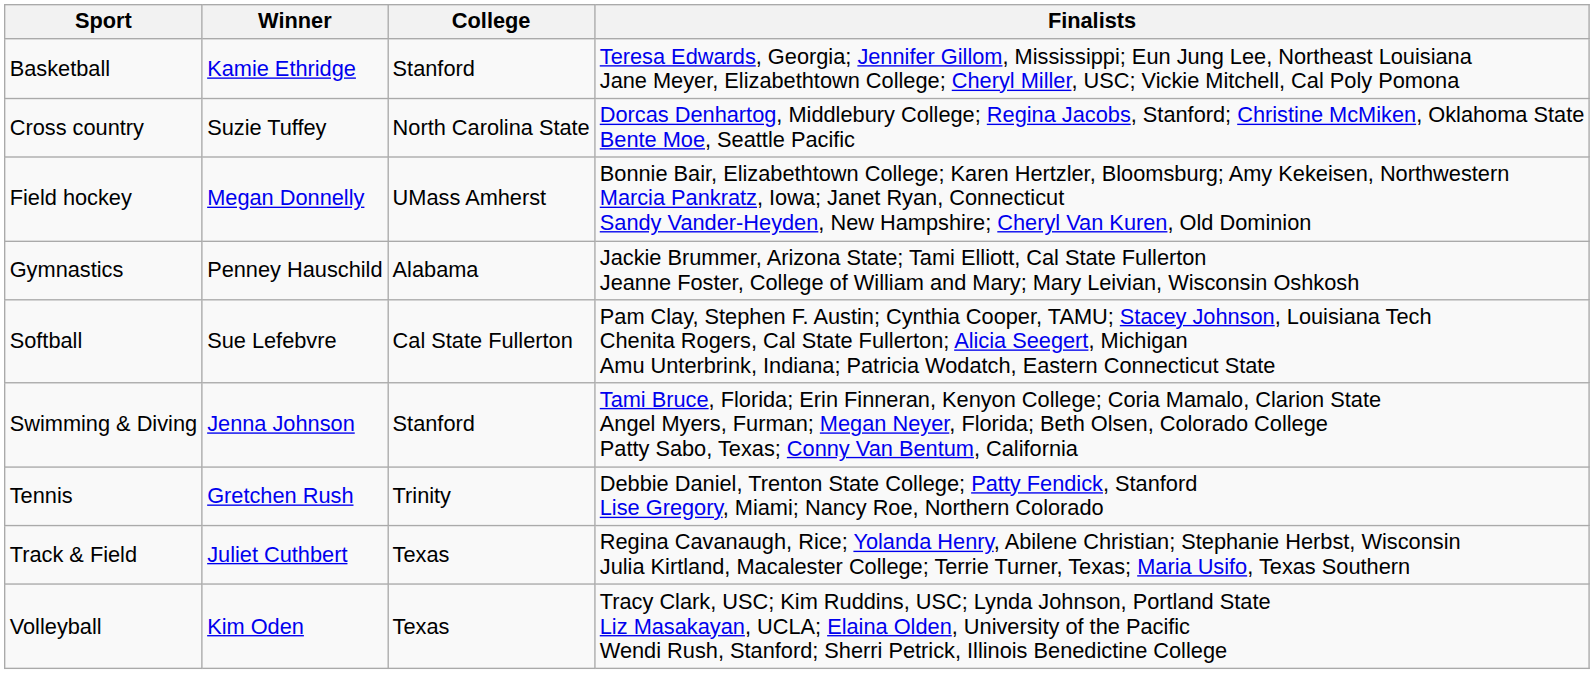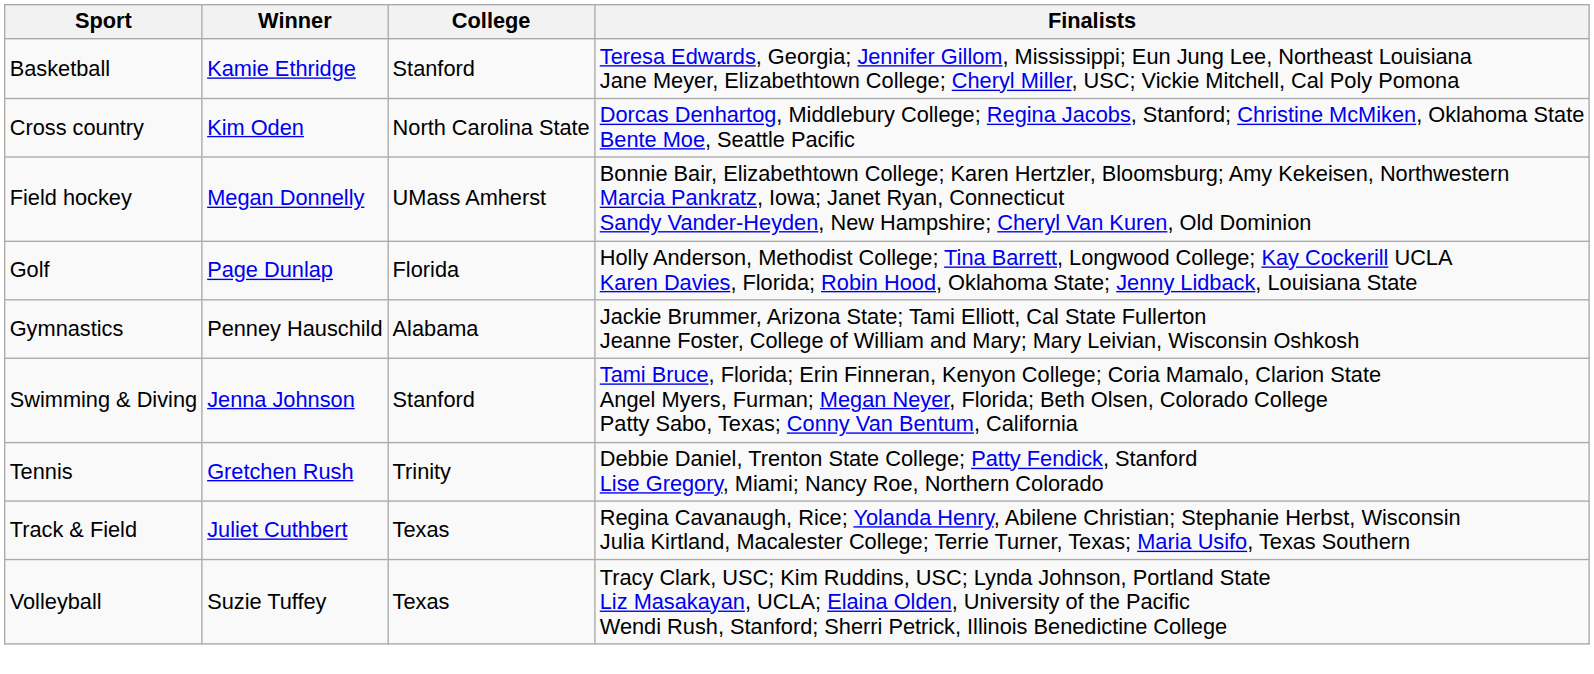(267, 127) Suzie Tuffey -> (256, 127) Kim Oden
+ row: (30, 269)
- row: (46, 341)
(256, 626) Kim Oden -> (267, 601) Suzie Tuffey
